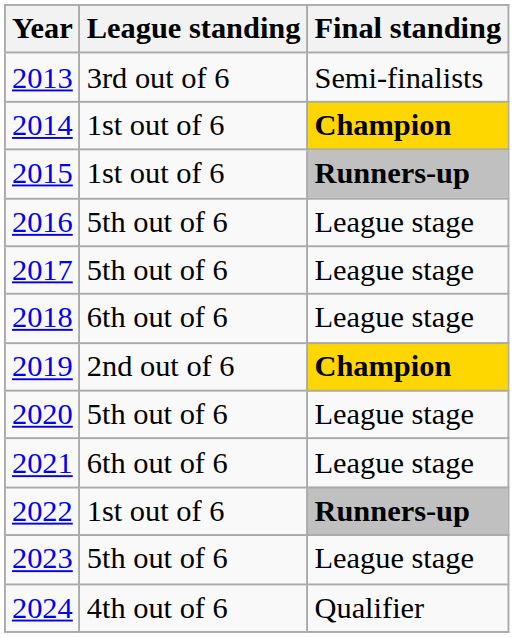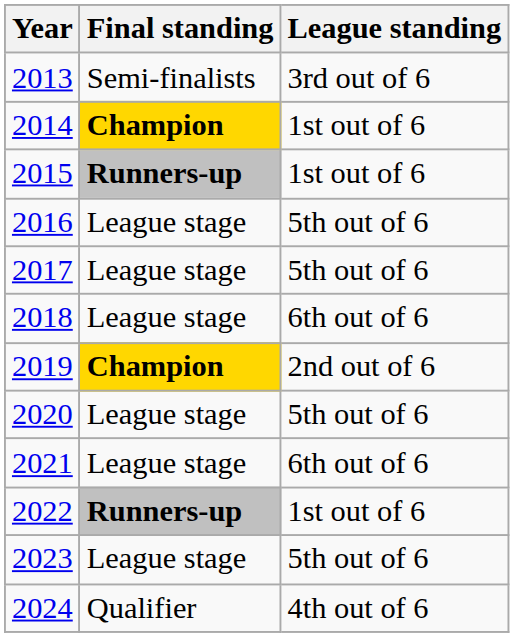columns swapped: (194, 28) <-> (408, 28)
